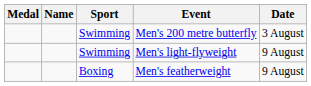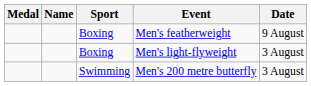rows swapped: (196, 33) <-> (183, 72)
(105, 52) Swimming -> (96, 52) Boxing
(283, 52) 9 August -> (283, 52) 3 August
